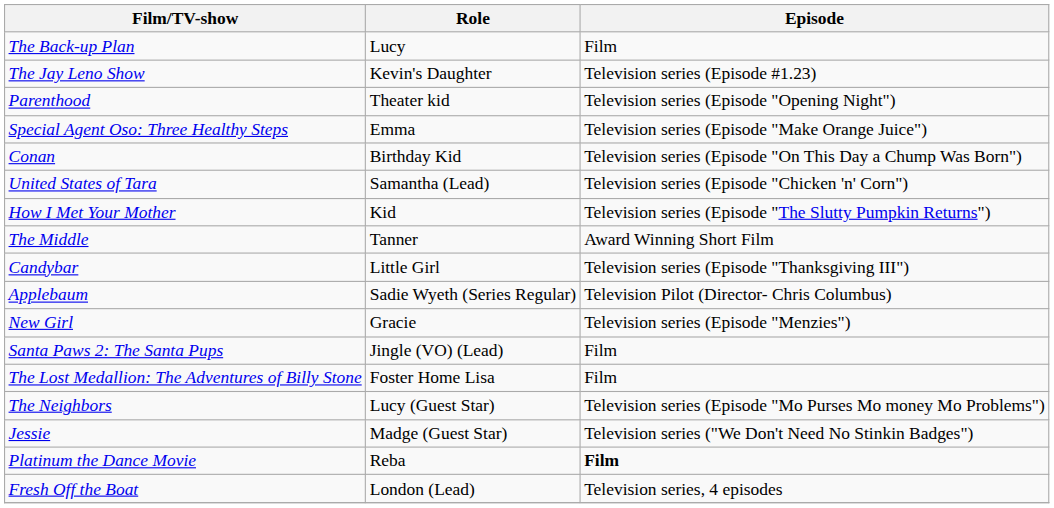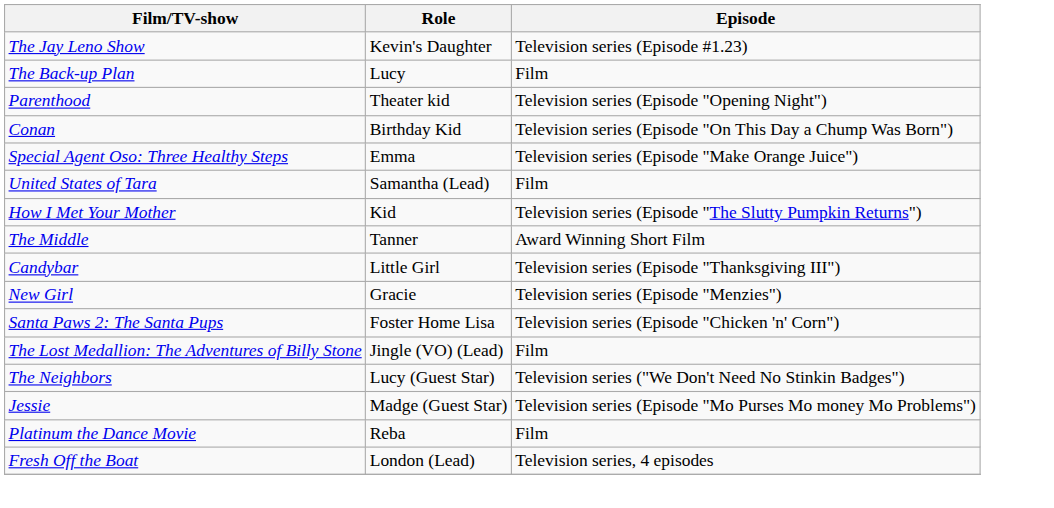rows swapped: (77, 73) <-> (72, 45)
rows swapped: (148, 128) <-> (32, 156)
(746, 184) Television series (Episode "Chicken 'n' Corn") -> (532, 184) Film
- row: (48, 294)
(437, 350) Jingle (VO) (Lead) -> (432, 322) Foster Home Lisa
(601, 350) Film -> (677, 322) Television series (Episode "Chicken 'n' Corn")
(432, 377) Foster Home Lisa -> (437, 350) Jingle (VO) (Lead)
(814, 405) Television series (Episode "Mo Purses Mo money Mo Problems") -> (710, 377) Television series ("We Don't Need No Stinkin Badges")
(779, 433) Television series ("We Don't Need No Stinkin Badges") -> (746, 405) Television series (Episode "Mo Purses Mo money Mo Problems")
(602, 460) bold -> (532, 433) normal
